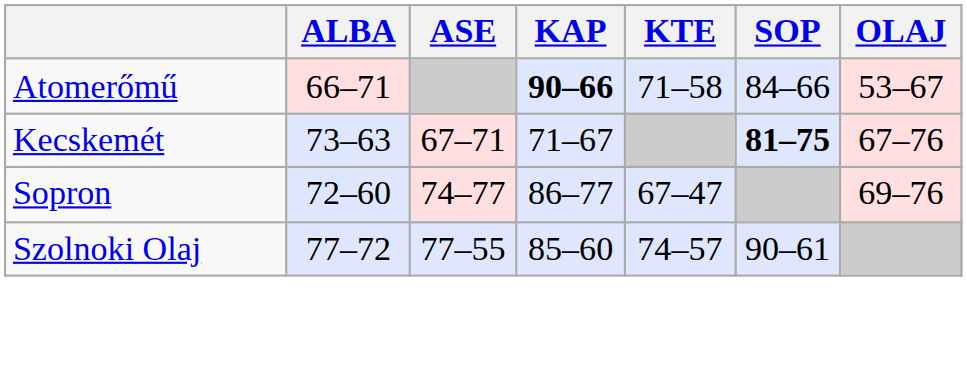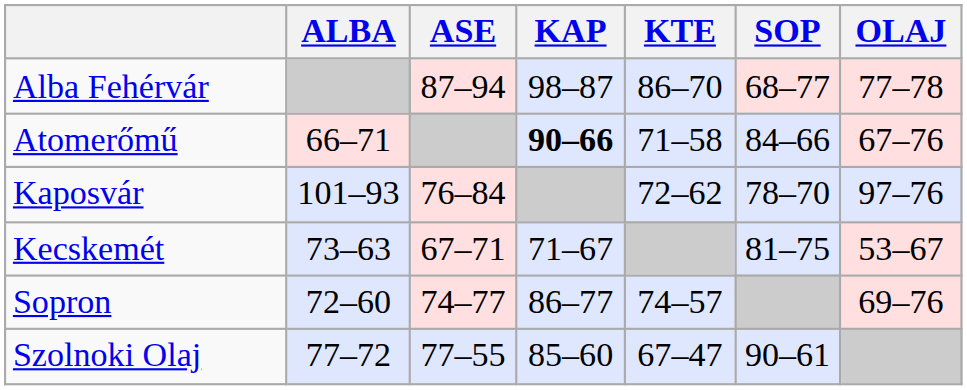+ row: (111, 85)
(901, 85) 53–67 -> (901, 139) 67–76
+ row: (78, 193)
(788, 139) bold -> (788, 247) normal
(901, 139) 67–76 -> (901, 247) 53–67
(680, 193) 67–47 -> (680, 301) 74–57
(680, 247) 74–57 -> (680, 355) 67–47
